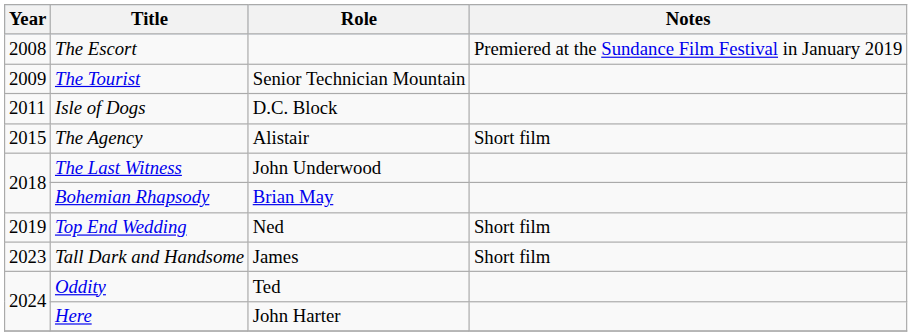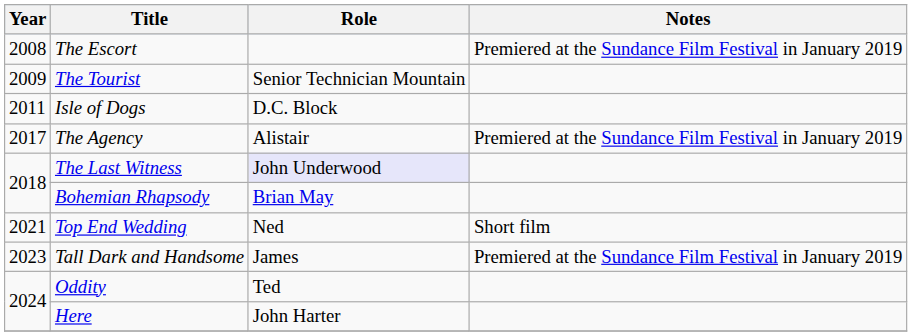(28, 138) 2015 -> (28, 138) 2017
(512, 138) Short film -> (688, 138) Premiered at the Sundance Film Festival in January 2019
(317, 167) no background -> (317, 167) lavender background
(28, 227) 2019 -> (28, 227) 2021
(512, 256) Short film -> (688, 256) Premiered at the Sundance Film Festival in January 2019
